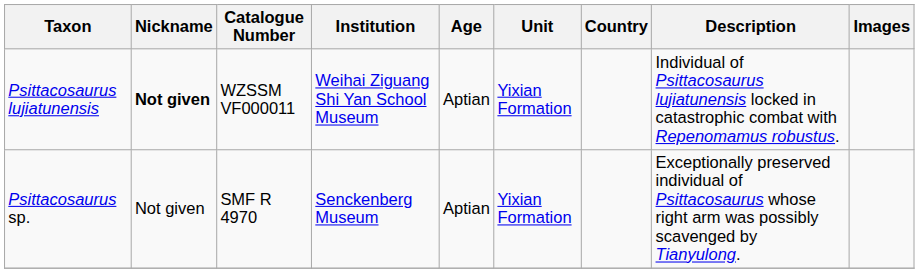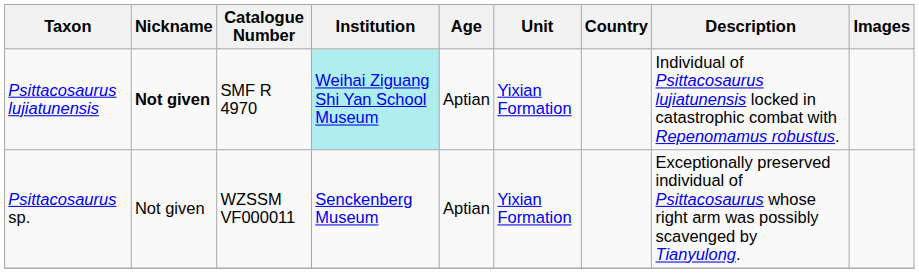(258, 99) WZSSM VF000011 -> (246, 99) SMF R 4970
(372, 99) no background -> (372, 99) paleturquoise background
(246, 208) SMF R 4970 -> (258, 208) WZSSM VF000011
